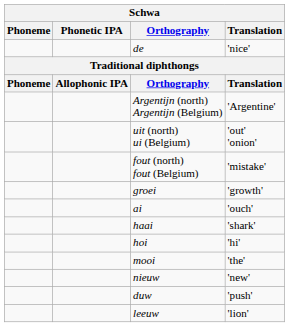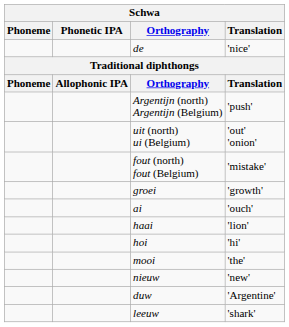(252, 107) 'Argentine' -> (240, 107) 'push'
(242, 225) 'shark' -> (238, 225) 'lion'
(240, 295) 'push' -> (252, 295) 'Argentine'
(238, 313) 'lion' -> (242, 313) 'shark'
